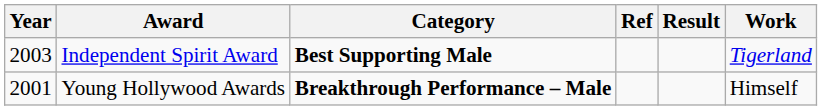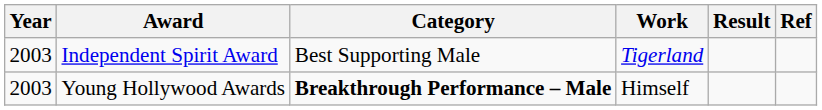columns swapped: (771, 21) <-> (637, 21)
(393, 54) bold -> (388, 54) normal
(31, 88) 2001 -> (31, 88) 2003
